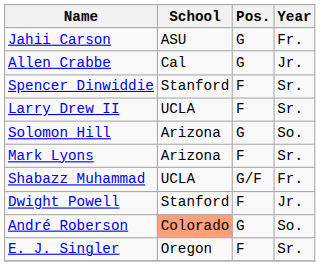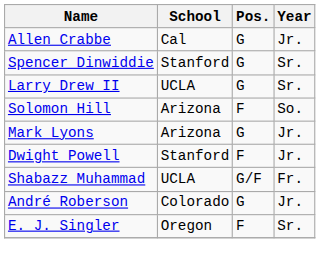- row: (59, 40)
(240, 86) F -> (240, 63) G
(240, 109) F -> (240, 86) G
(240, 133) G -> (240, 109) F
(240, 156) F -> (240, 133) G
(290, 156) Sr. -> (290, 133) Jr.
rows swapped: (77, 179) <-> (64, 203)
(195, 226) lightsalmon background -> (195, 203) no background
(290, 226) So. -> (290, 203) Jr.
